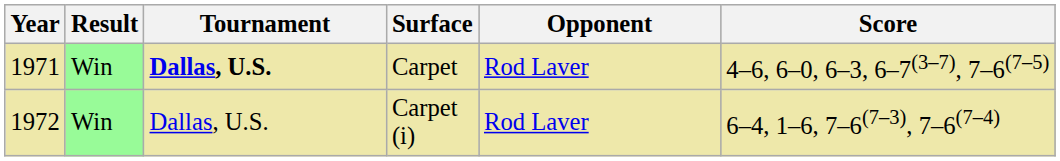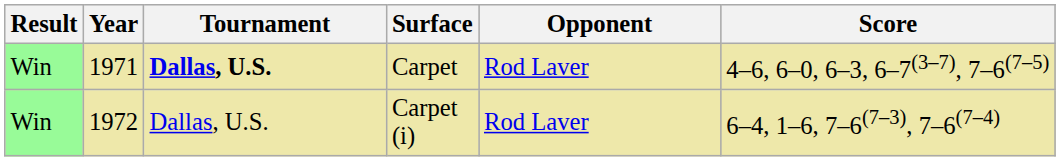columns swapped: (105, 24) <-> (35, 24)
